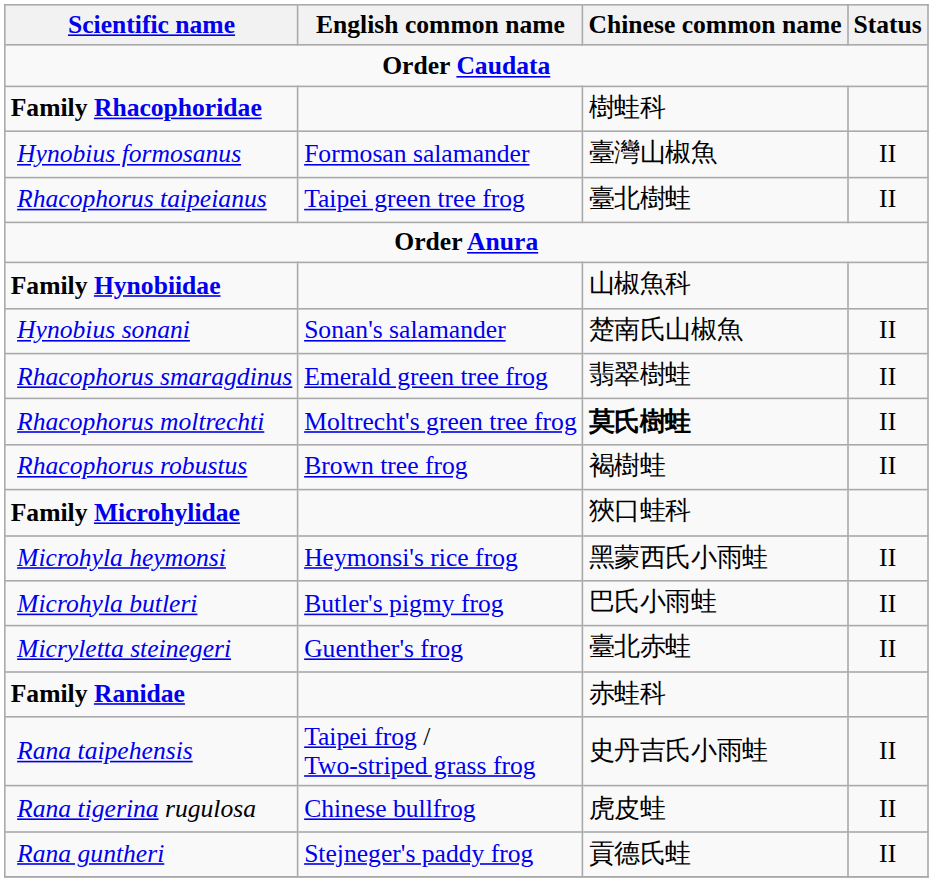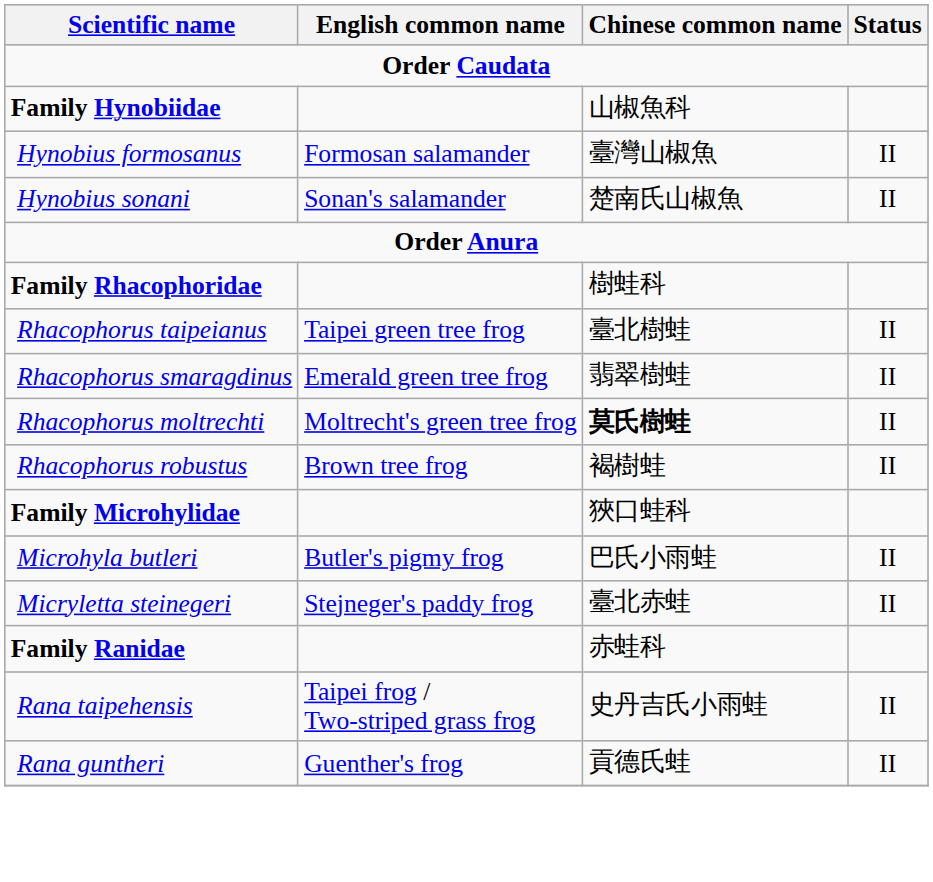rows swapped: (116, 285) <-> (136, 108)
rows swapped: (100, 330) <-> (139, 199)
- row: (118, 557)
(384, 648) Guenther's frog -> (419, 603) Stejneger's paddy frog
- row: (133, 808)
(419, 854) Stejneger's paddy frog -> (384, 763) Guenther's frog
